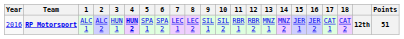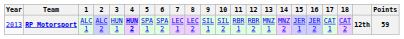(14, 25) 2016 -> (14, 25) 2013
(385, 25) 51 -> (385, 25) 59
